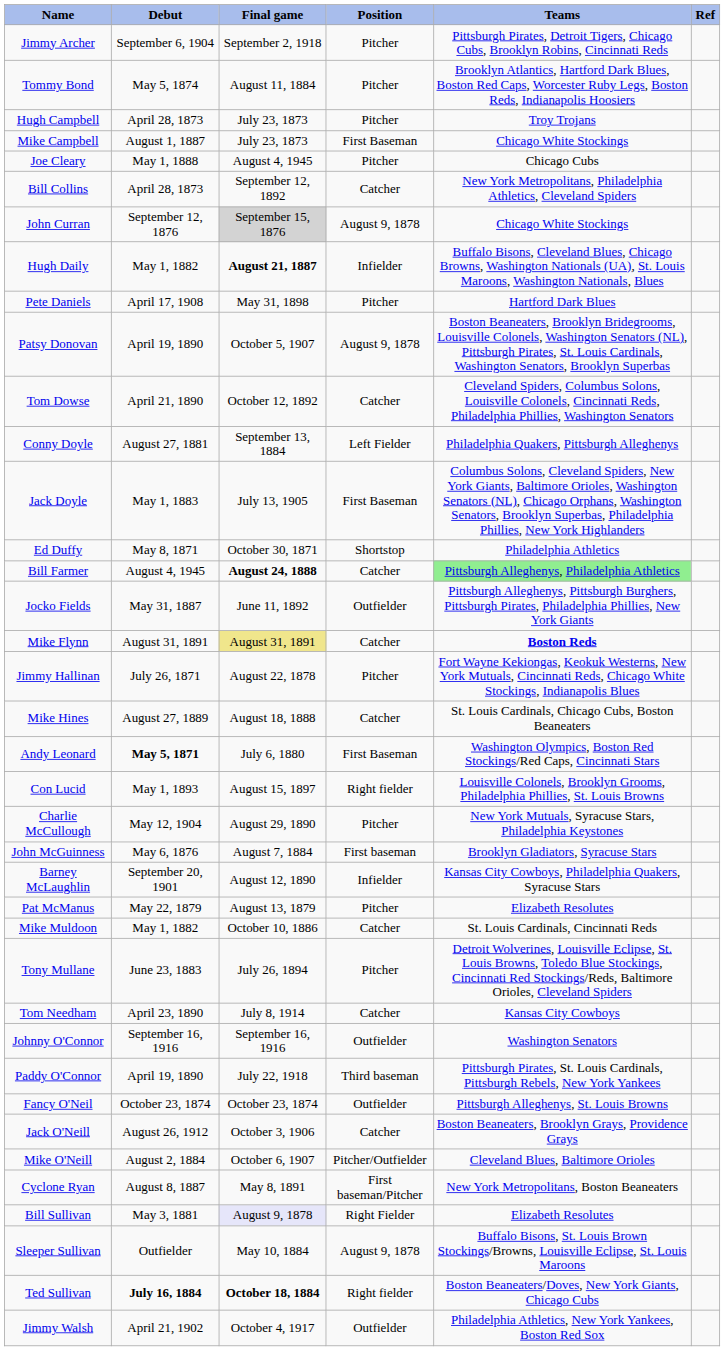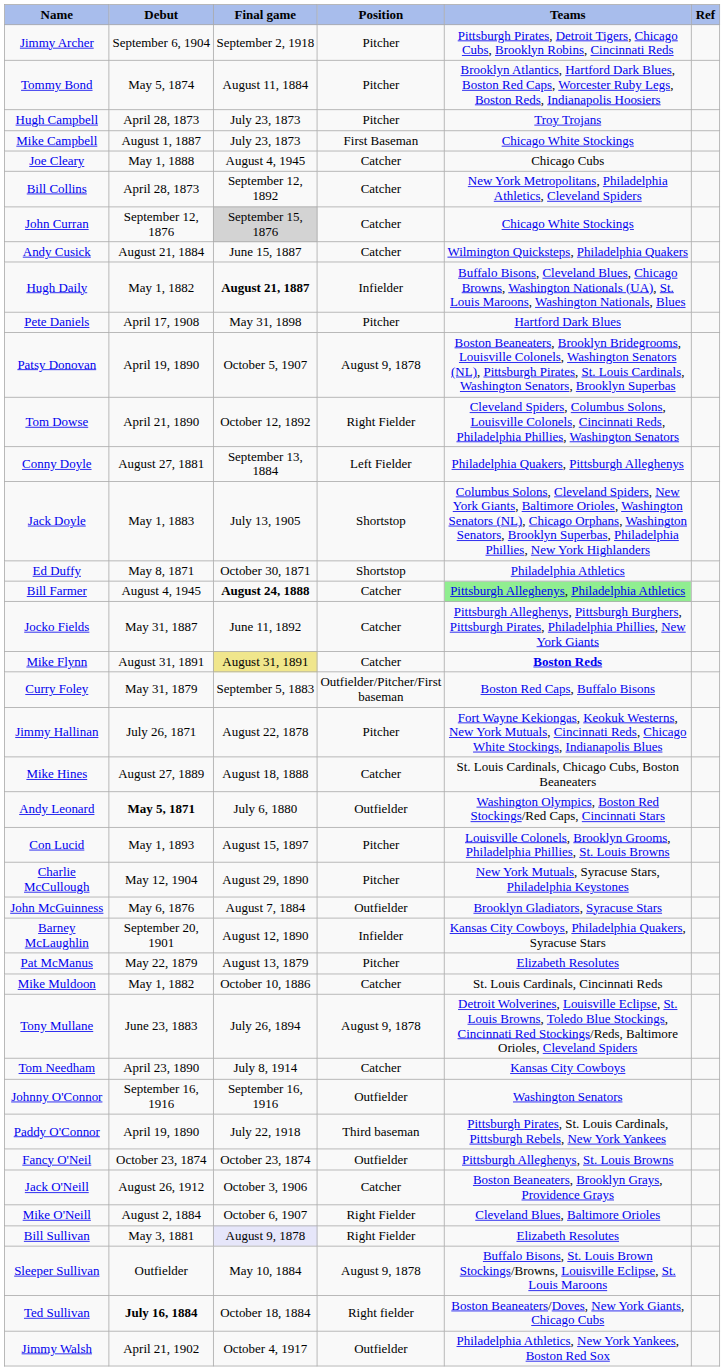(380, 161) Pitcher -> (381, 161) Catcher
(380, 224) August 9, 1878 -> (381, 224) Catcher
+ row: (57, 252)
(380, 401) Catcher -> (381, 421) Right Fielder
(380, 500) First Baseman -> (381, 521) Shortstop
(380, 606) Outfielder -> (381, 626) Catcher
+ row: (57, 689)
(380, 753) First Baseman -> (381, 809) Outfielder
(380, 789) Right fielder -> (381, 844) Pitcher
(380, 852) First baseman -> (381, 907) Outfielder
(380, 970) Pitcher -> (381, 1026) August 9, 1878
(380, 1159) Pitcher/Outfielder -> (381, 1215) Right Fielder
- row: (58, 1187)
(273, 1292) bold -> (265, 1313) normal
